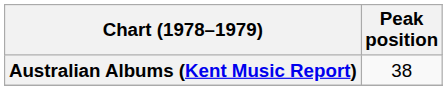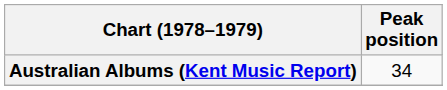(402, 70) 38 -> (402, 70) 34
